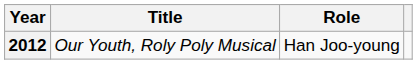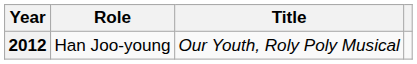columns swapped: (165, 18) <-> (342, 18)
